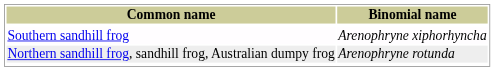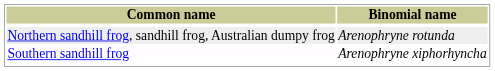rows swapped: (171, 54) <-> (68, 35)
